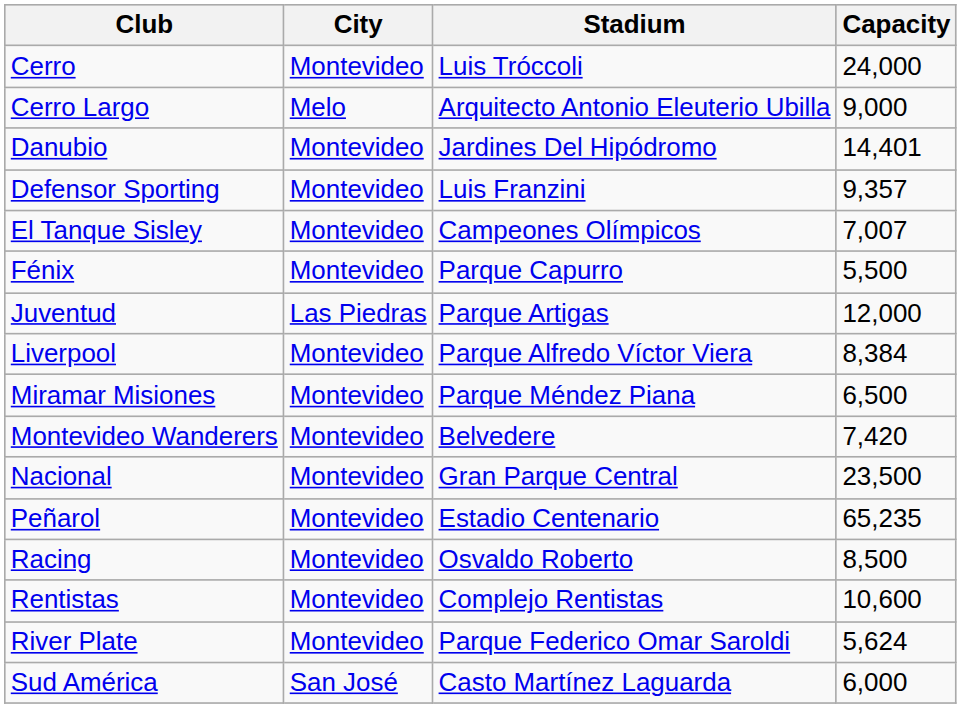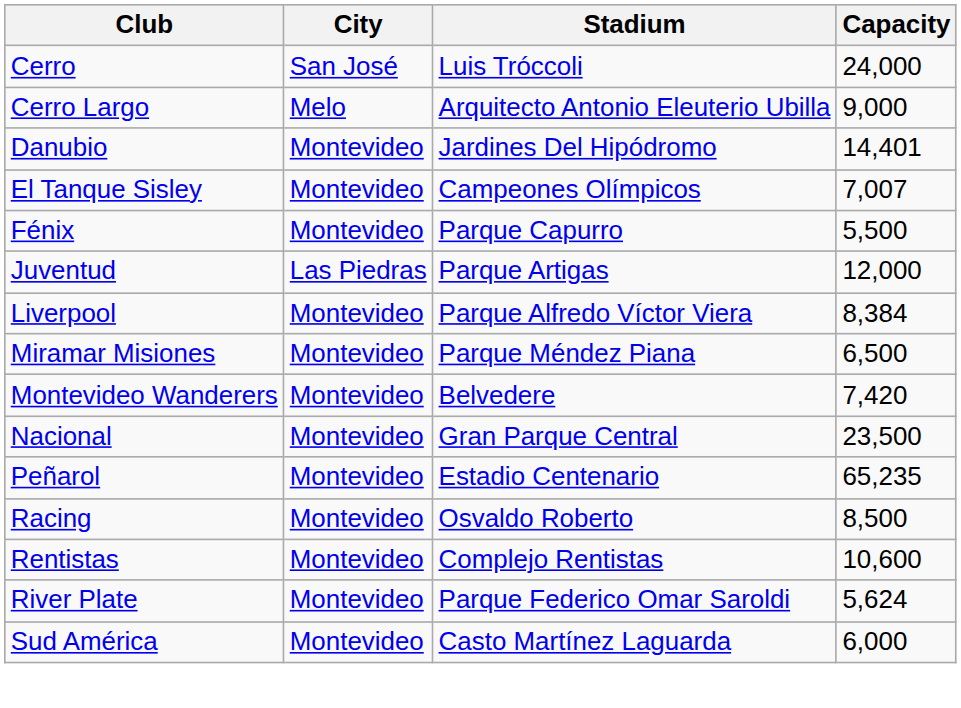(357, 66) Montevideo -> (344, 66) San José
- row: (115, 189)
(344, 682) San José -> (357, 641) Montevideo
